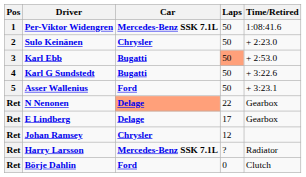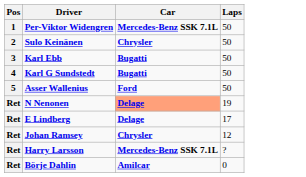- column: (272, 12)
(227, 58) lightsalmon background -> (227, 58) no background
(227, 104) 22 -> (227, 104) 19
(127, 165) Ford -> (134, 165) Amilcar
